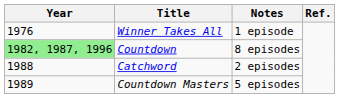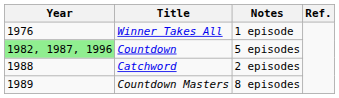(267, 49) 8 episodes -> (267, 49) 5 episodes
(267, 85) 5 episodes -> (267, 85) 8 episodes
